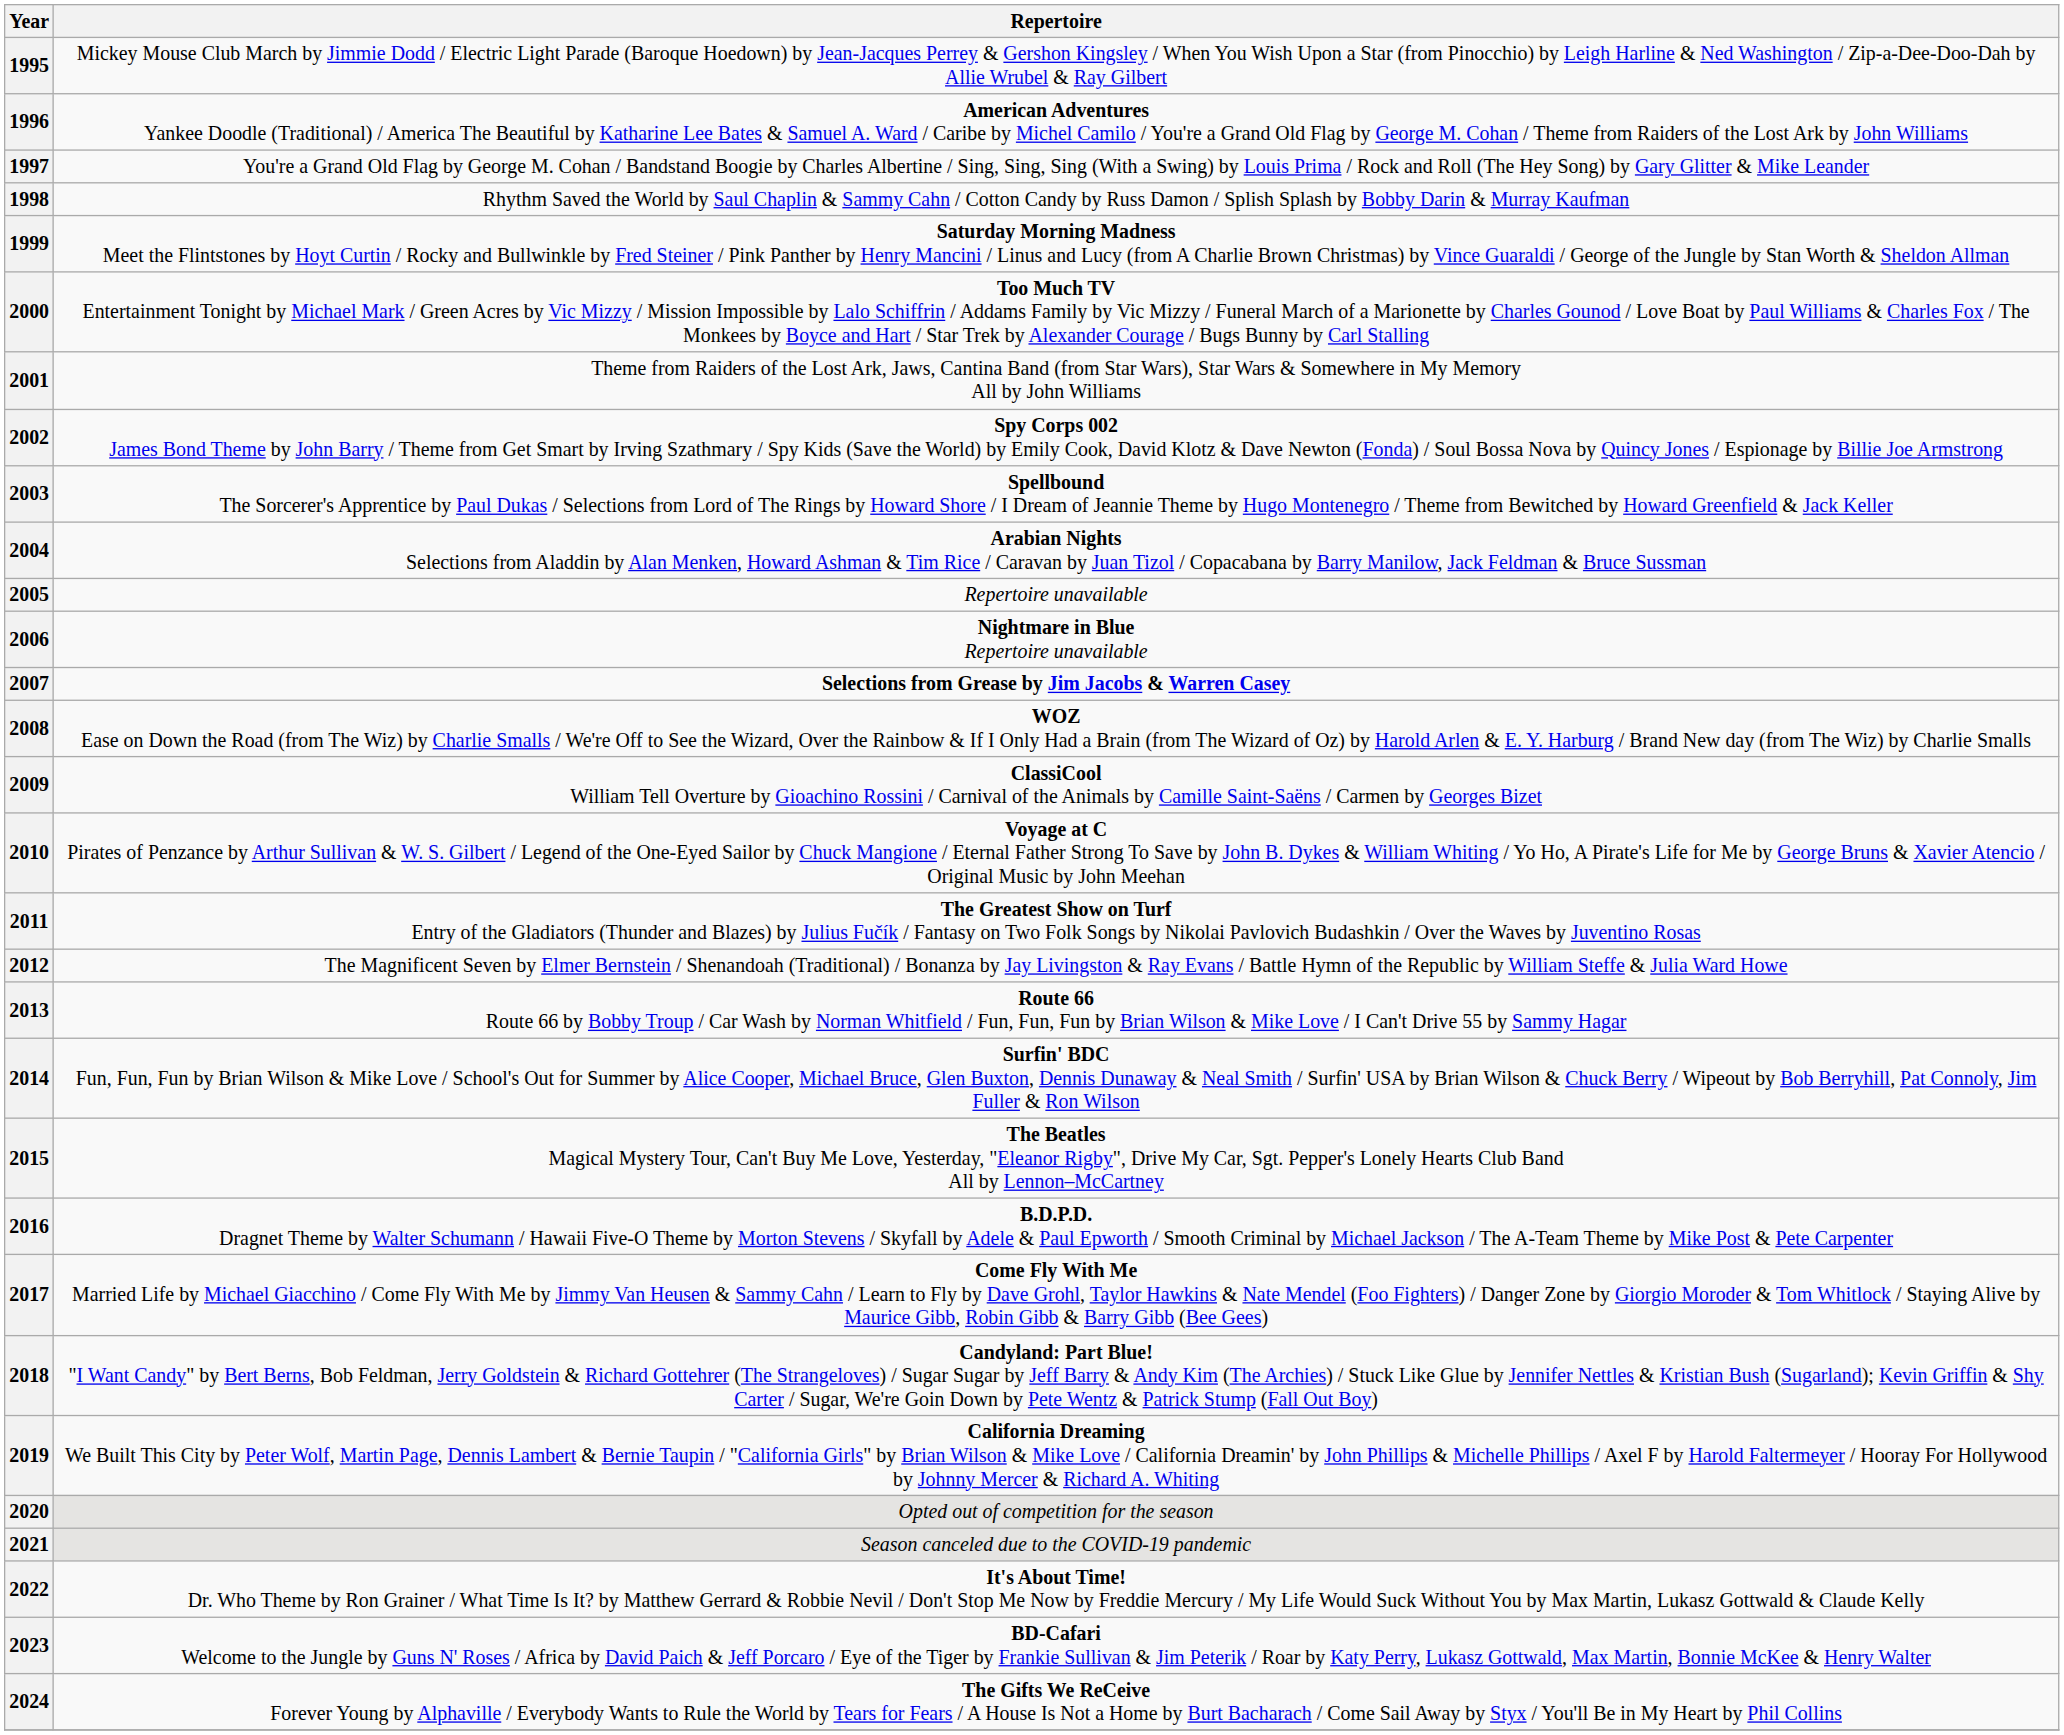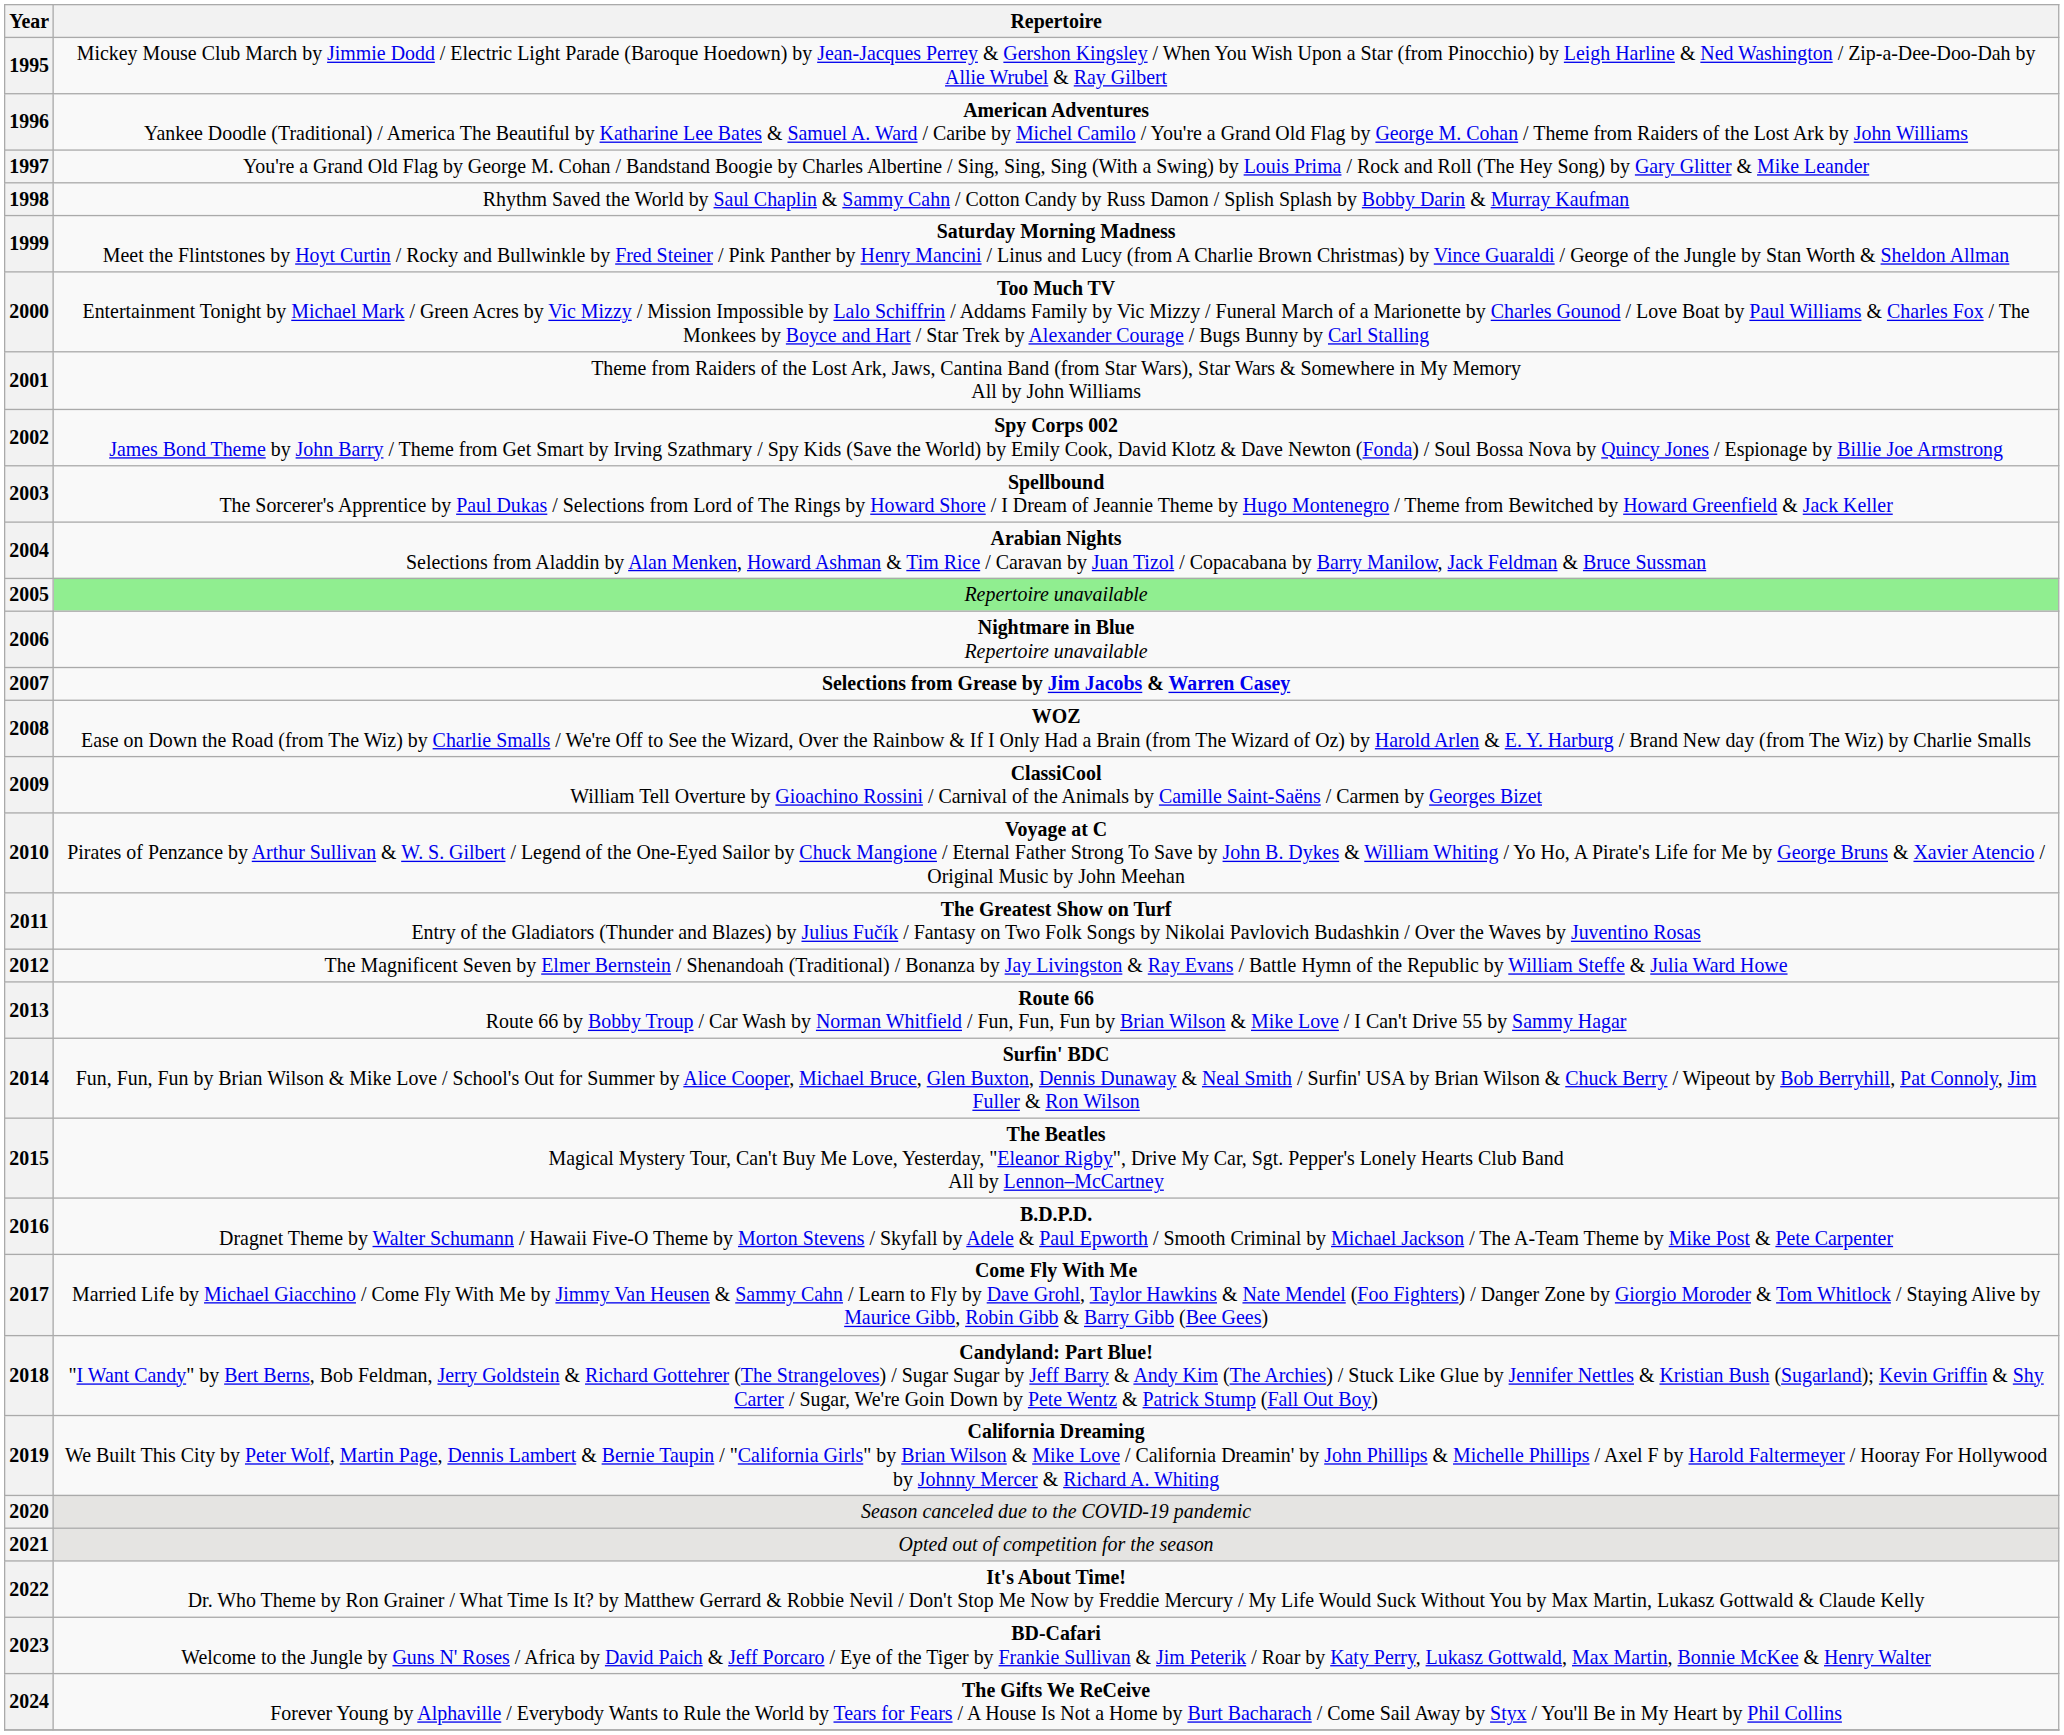(1056, 594) no background -> (1056, 594) lightgreen background
(1056, 1511) Opted out of competition for the season -> (1056, 1511) Season canceled due to the COVID-19 pandemic
(1056, 1544) Season canceled due to the COVID-19 pandemic -> (1056, 1544) Opted out of competition for the season
